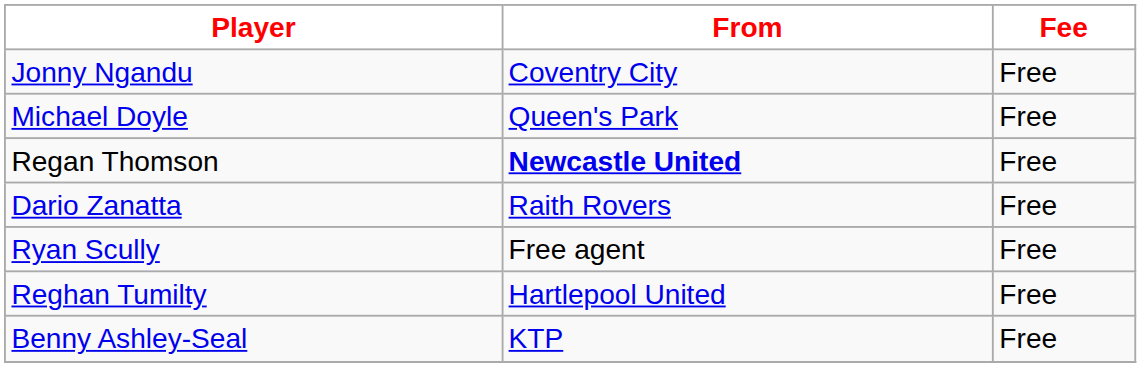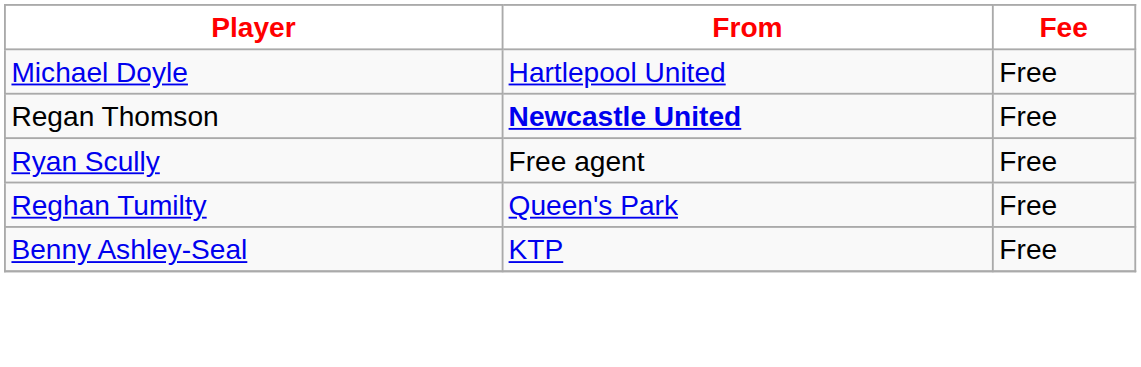- row: (102, 72)
(593, 116) Queen's Park -> (617, 72) Hartlepool United
- row: (97, 205)
(617, 294) Hartlepool United -> (593, 205) Queen's Park
